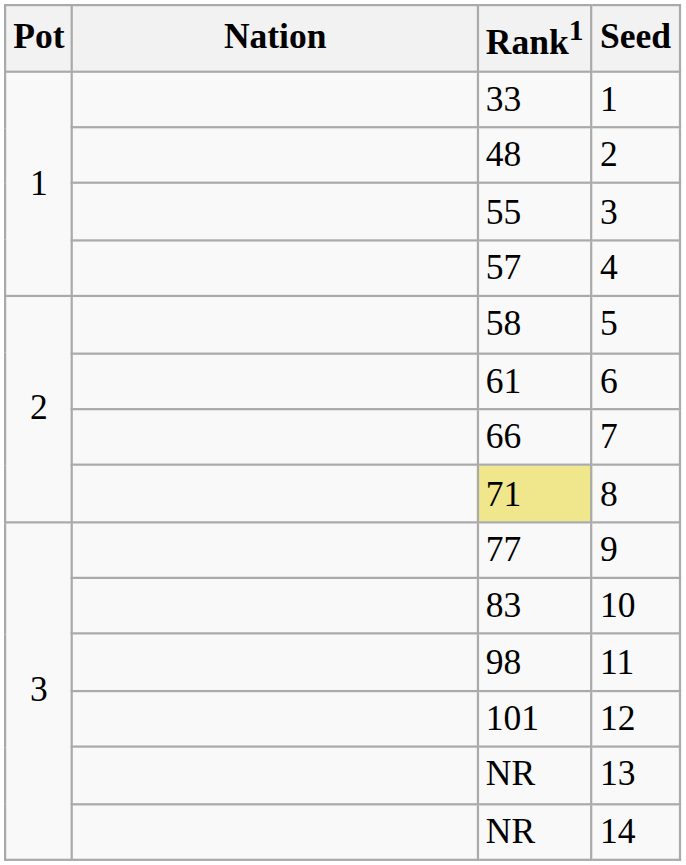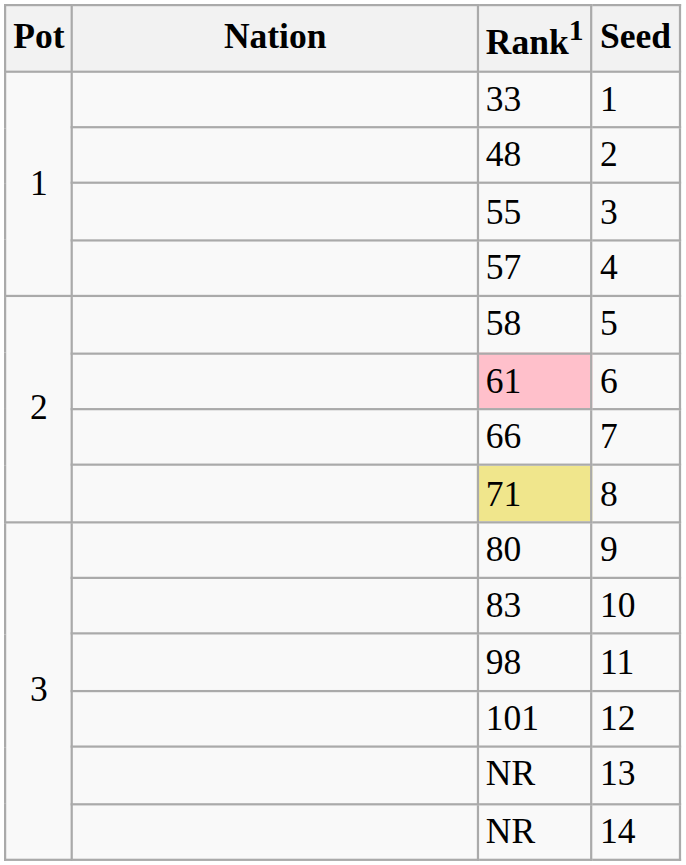(504, 380) no background -> (504, 380) pink background
(504, 549) 77 -> (504, 549) 80
